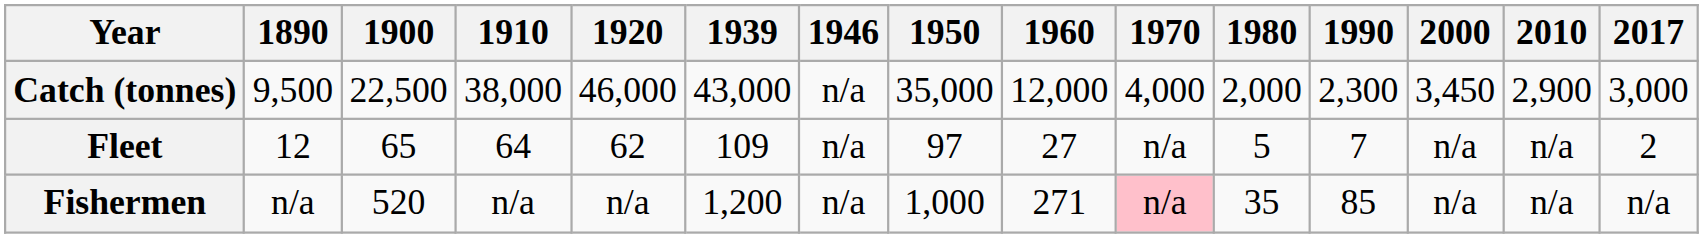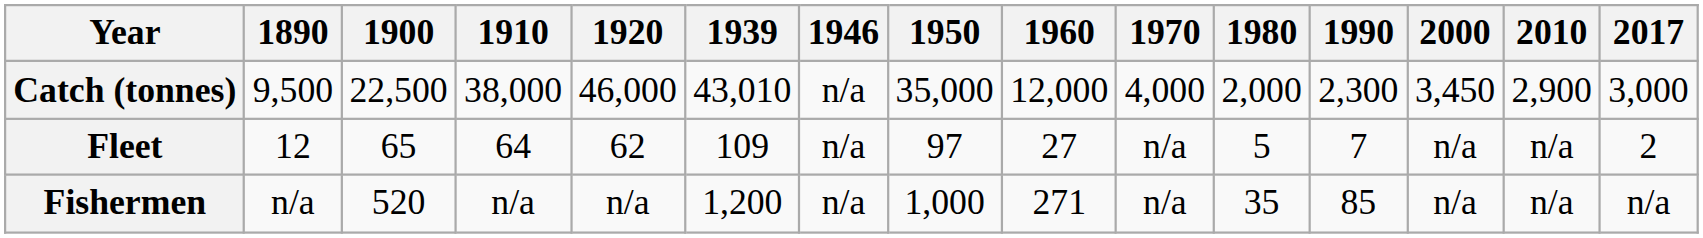(742, 89) 43,000 -> (742, 89) 43,010
(1165, 202) pink background -> (1165, 202) no background
